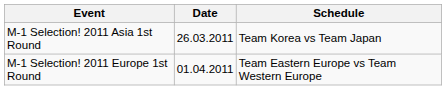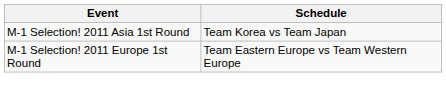- column: (205, 13)
